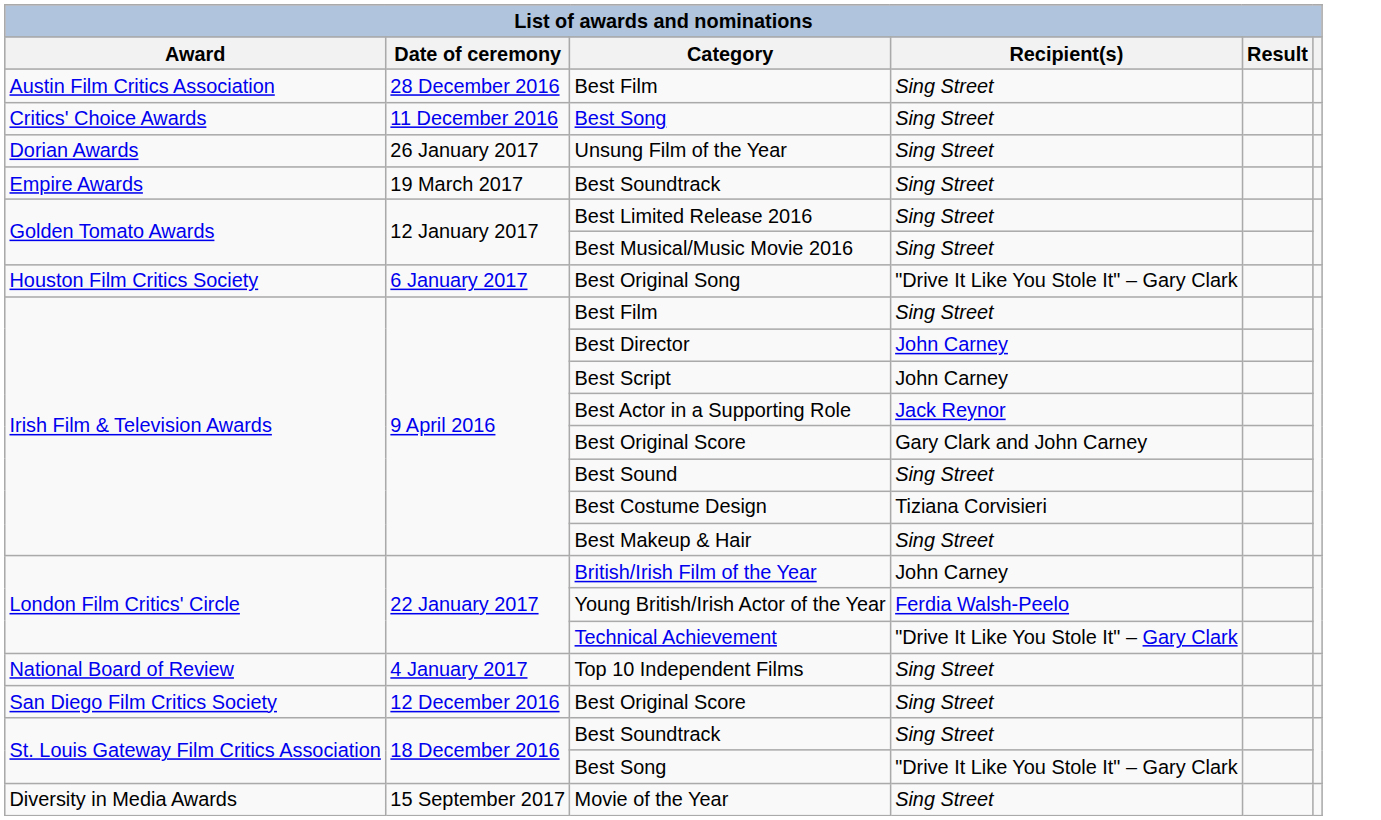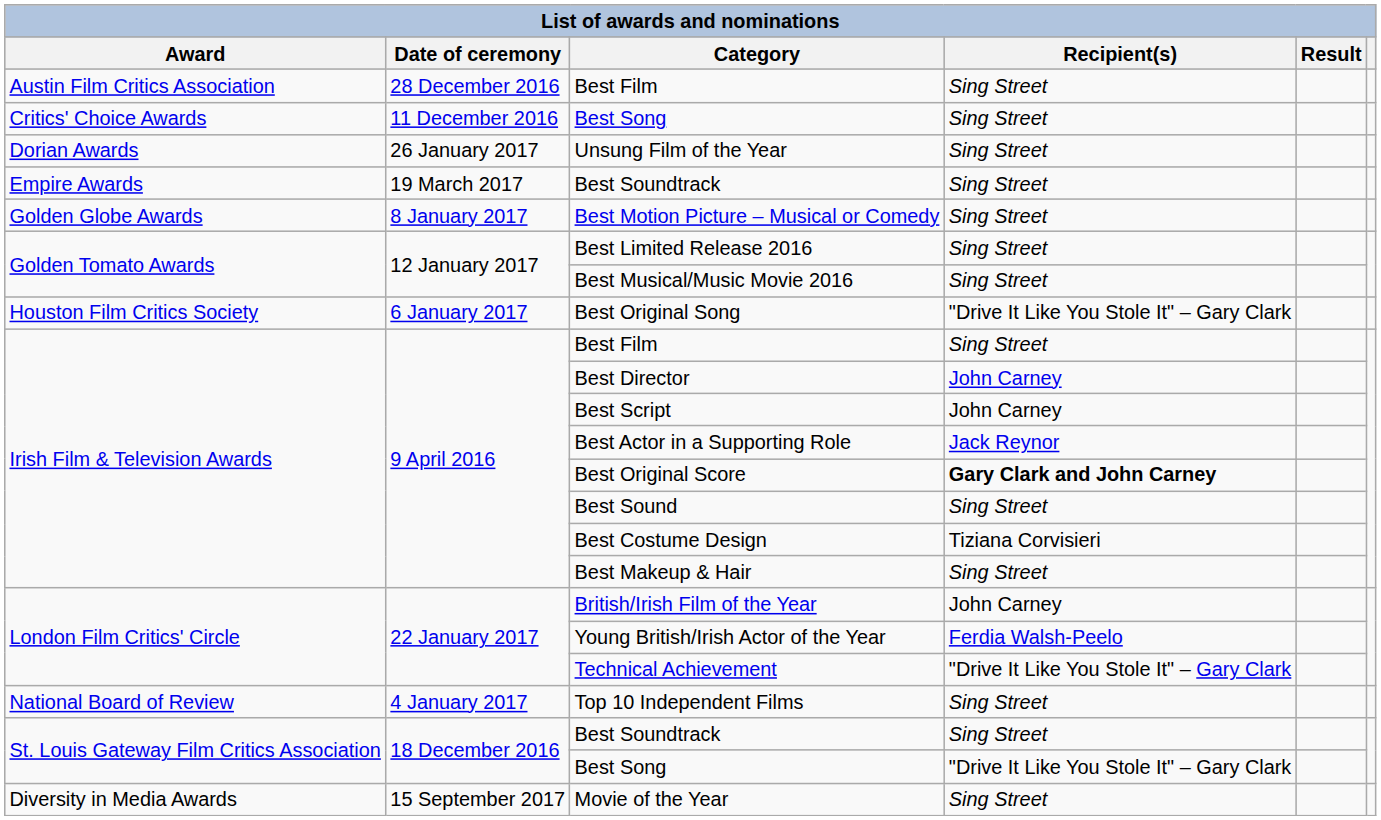+ row: (106, 215)
(1021, 442) normal -> (1083, 475) bold
- row: (143, 702)
